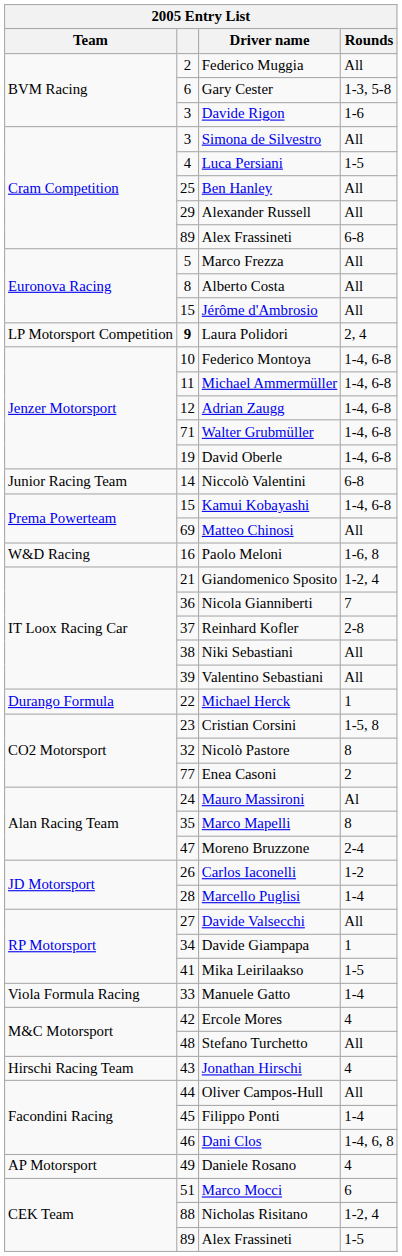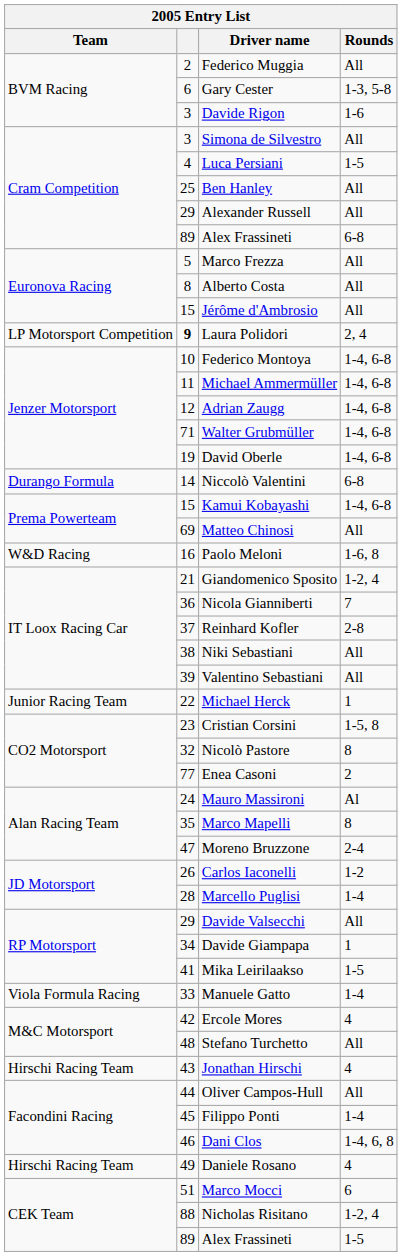(67, 481) Junior Racing Team -> (61, 481) Durango Formula
(61, 701) Durango Formula -> (67, 701) Junior Racing Team
(187, 921) 27 -> (187, 921) 29
(52, 1165) AP Motorsport -> (71, 1165) Hirschi Racing Team
